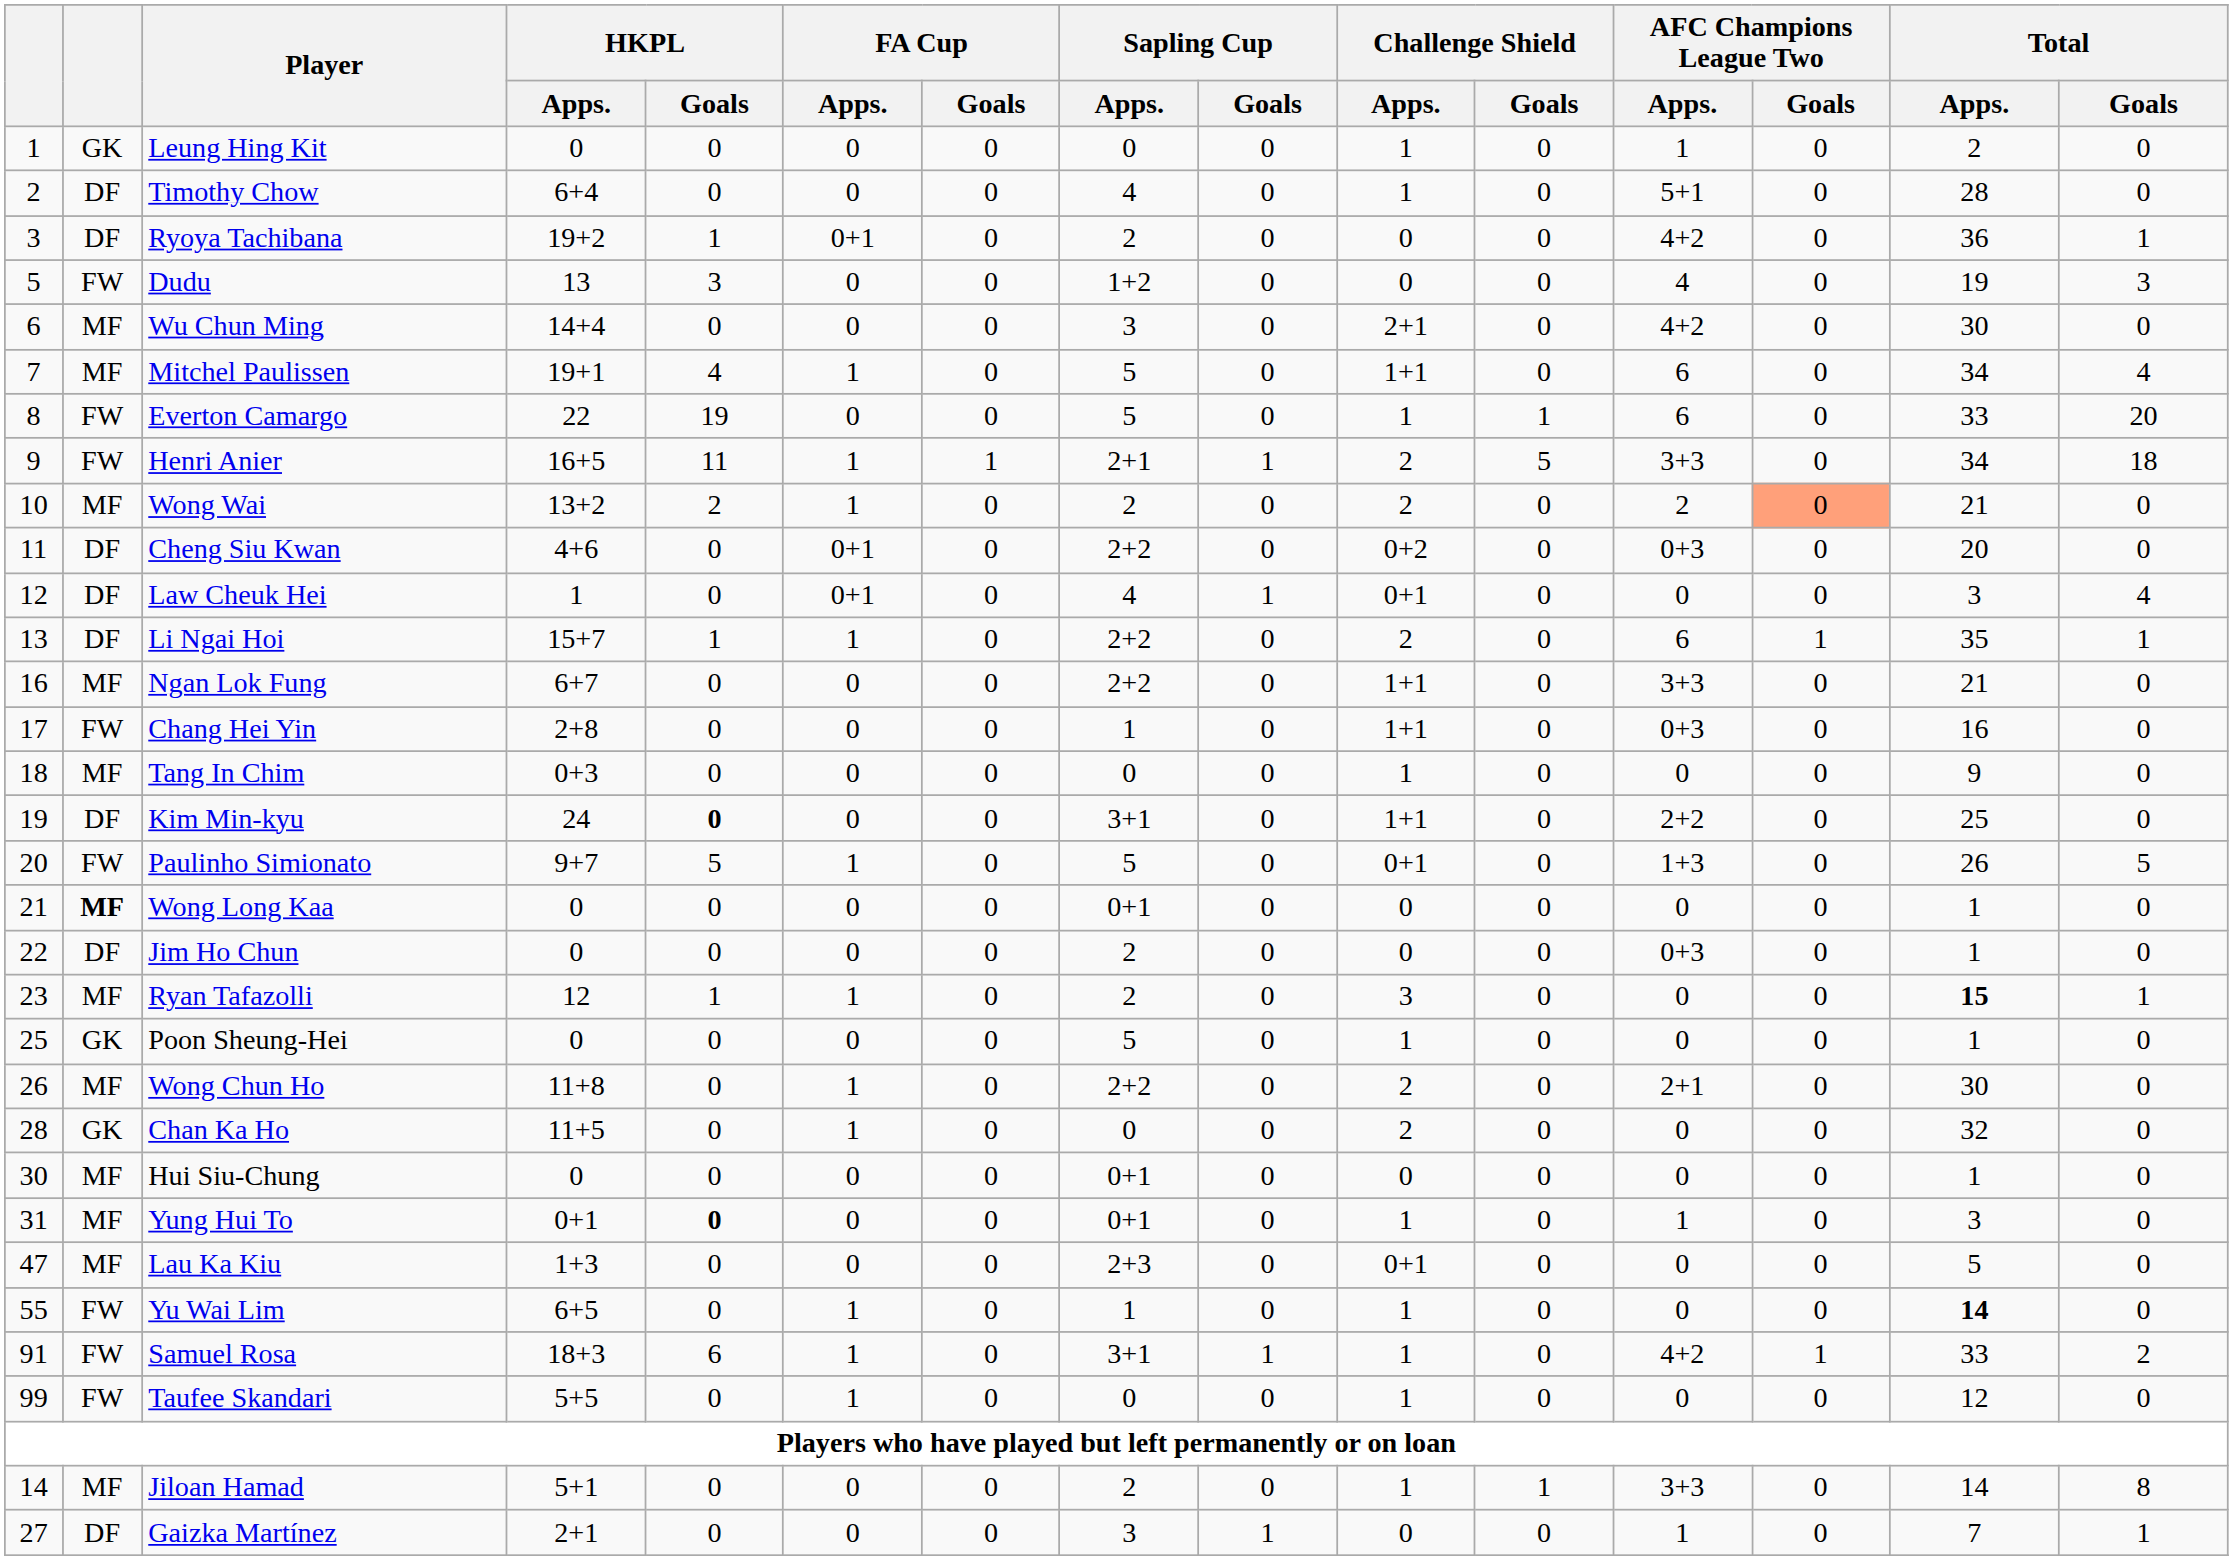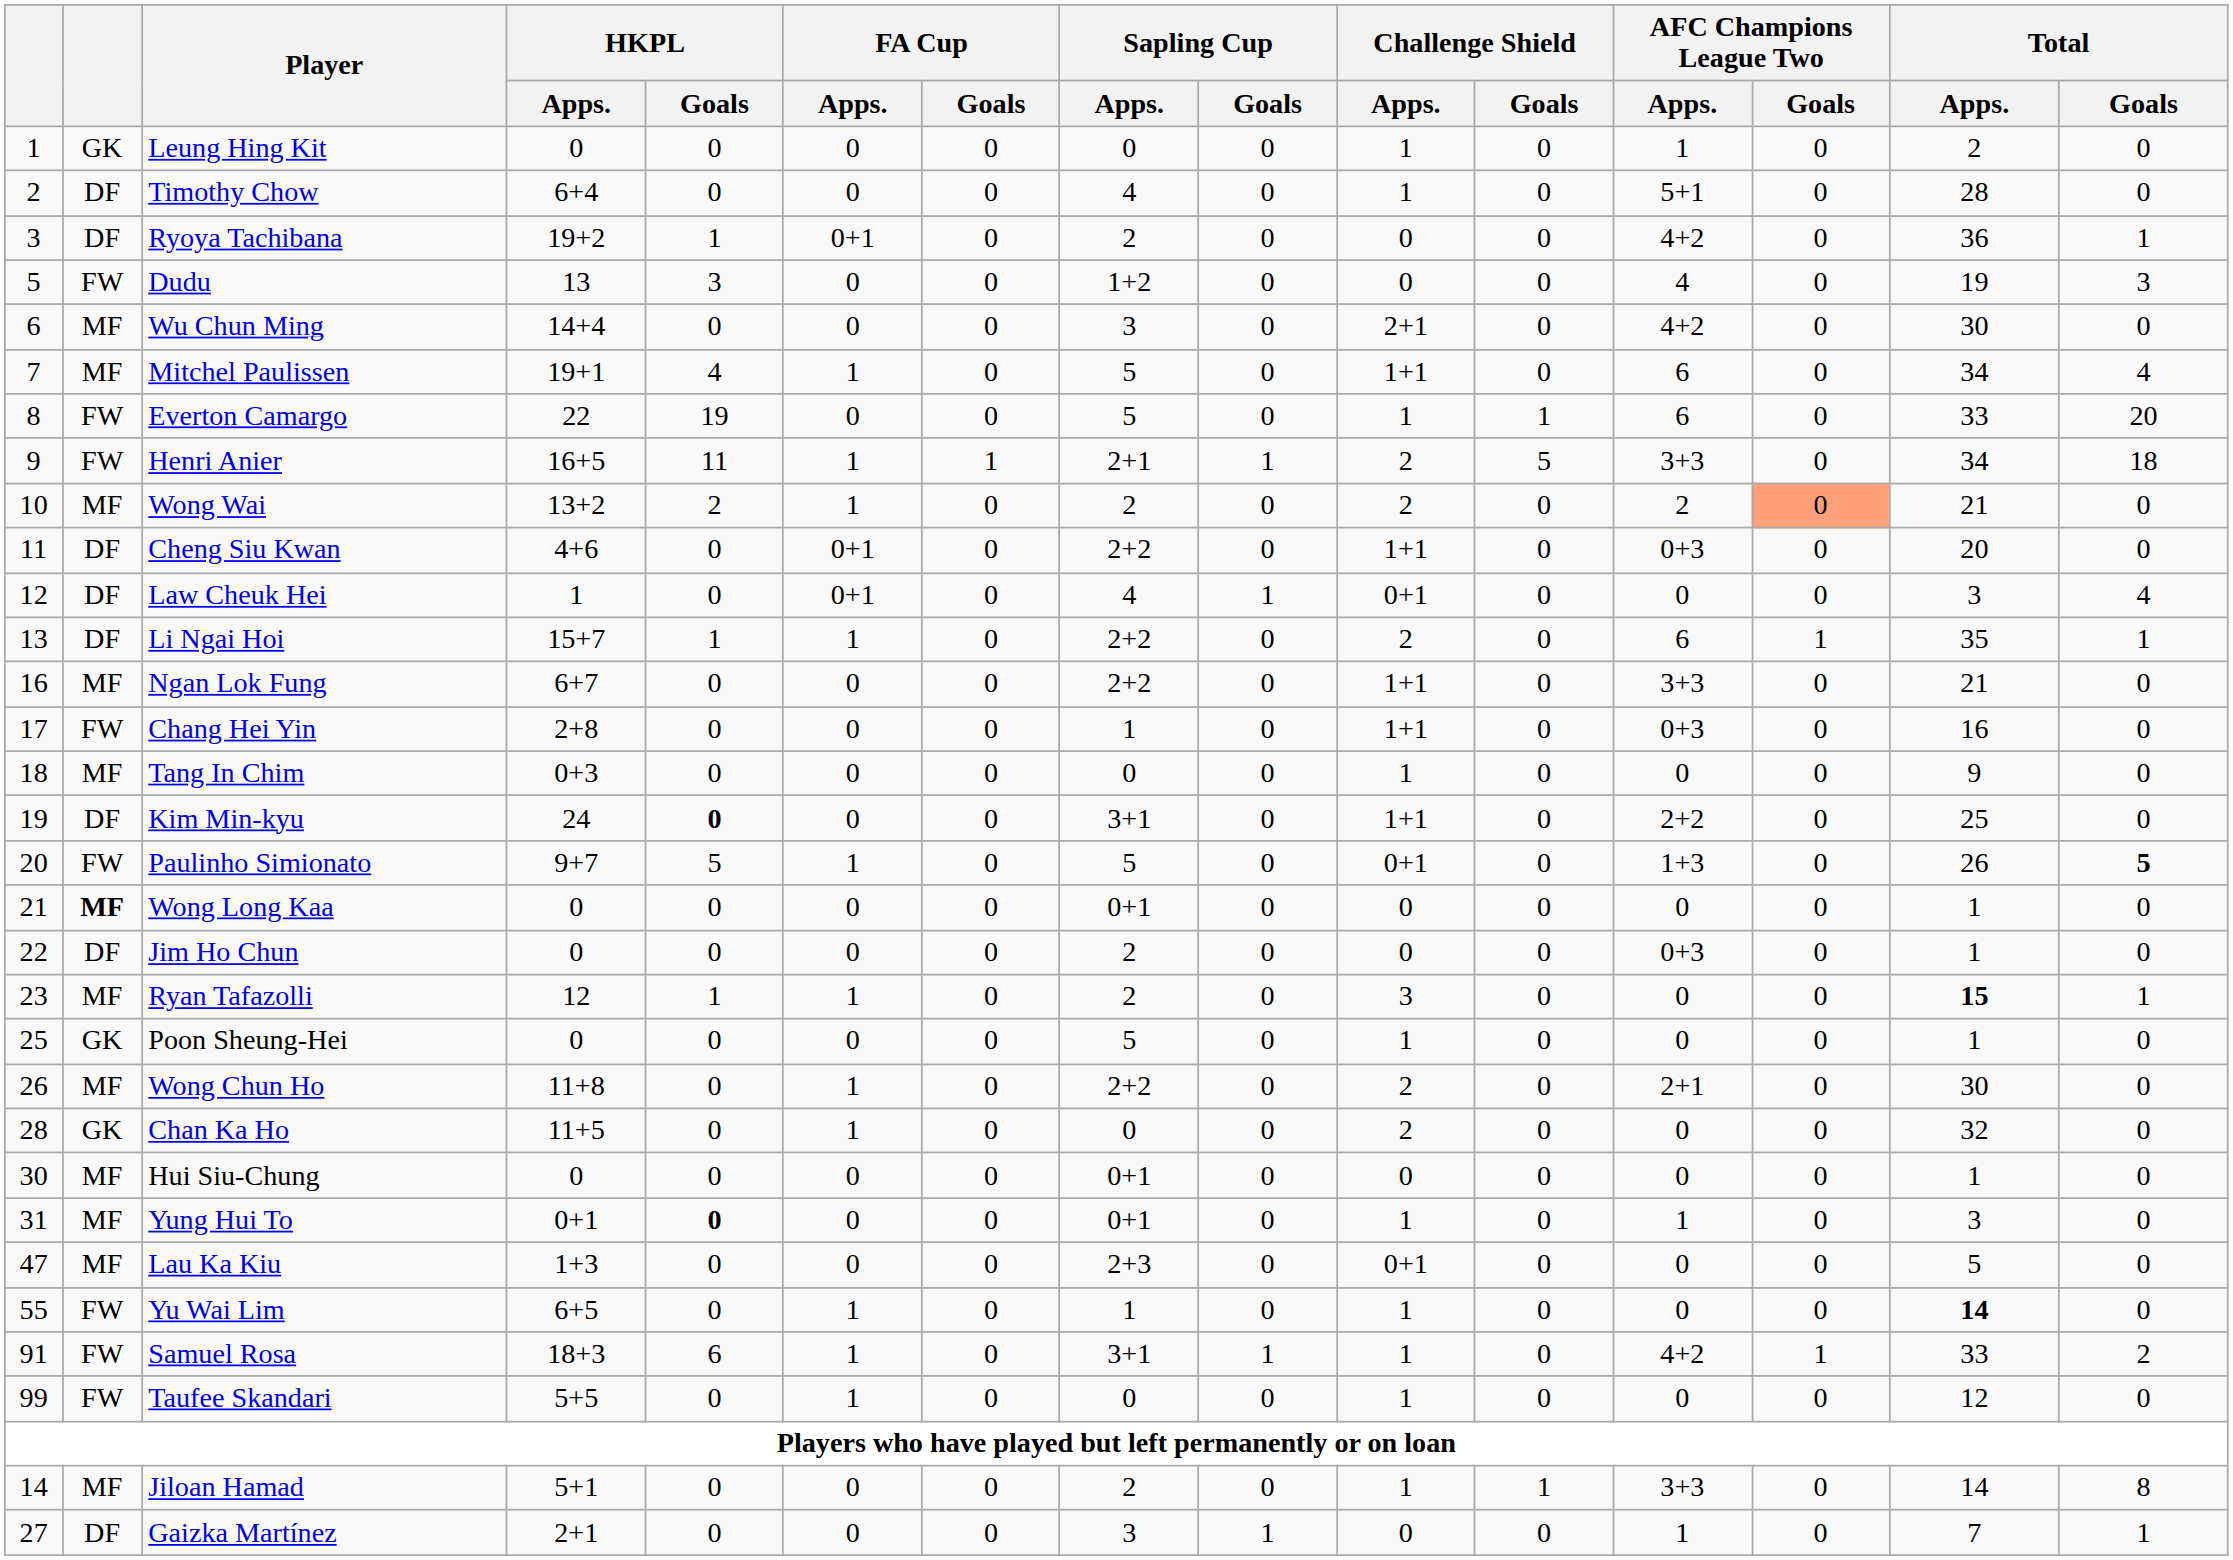(1406, 549) 0+2 -> (1406, 549) 1+1
(2144, 862) normal -> (2144, 862) bold
